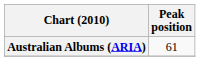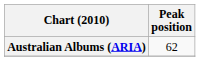(172, 46) 61 -> (172, 46) 62
